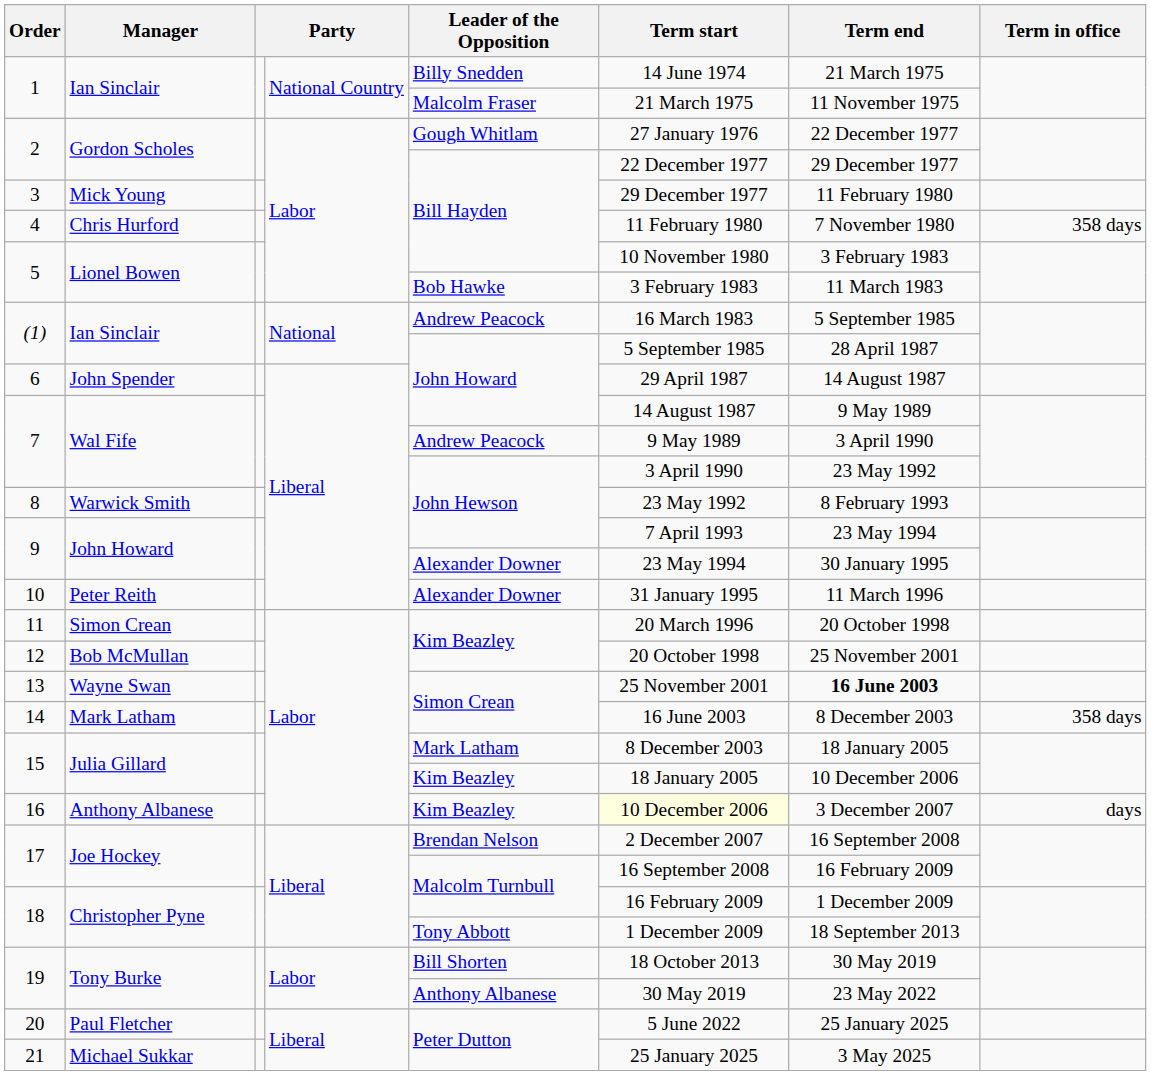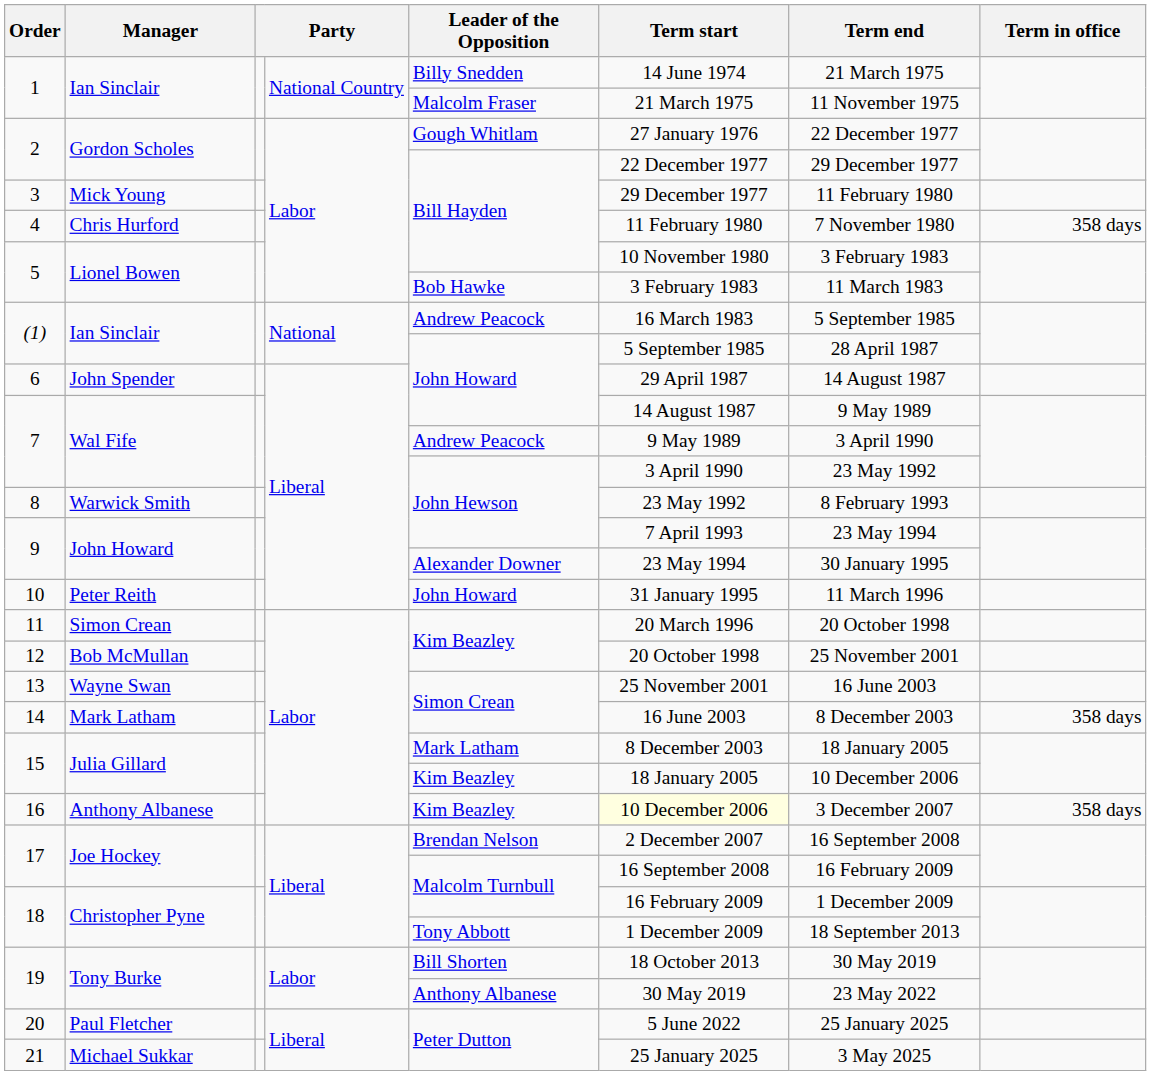(487, 594) Alexander Downer -> (465, 594) John Howard
(884, 686) bold -> (884, 686) normal
(1124, 809) days -> (1107, 809) 358 days
